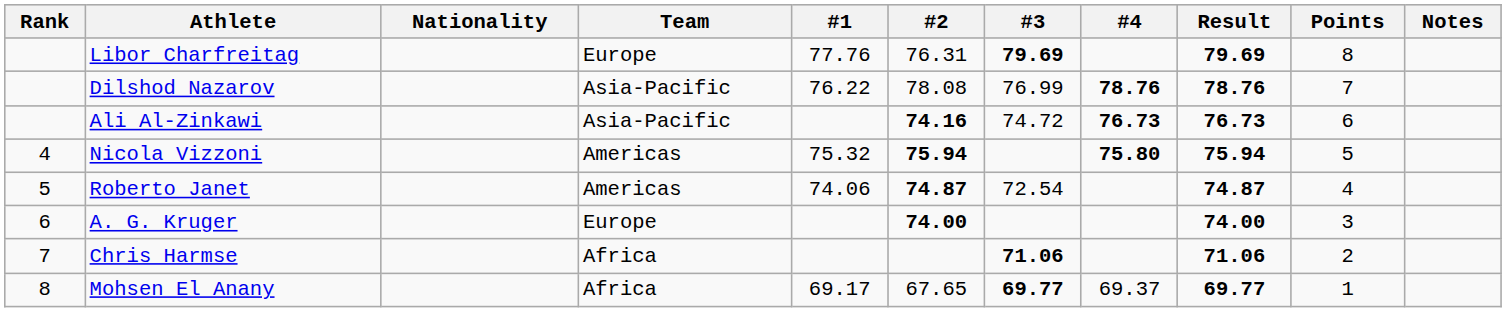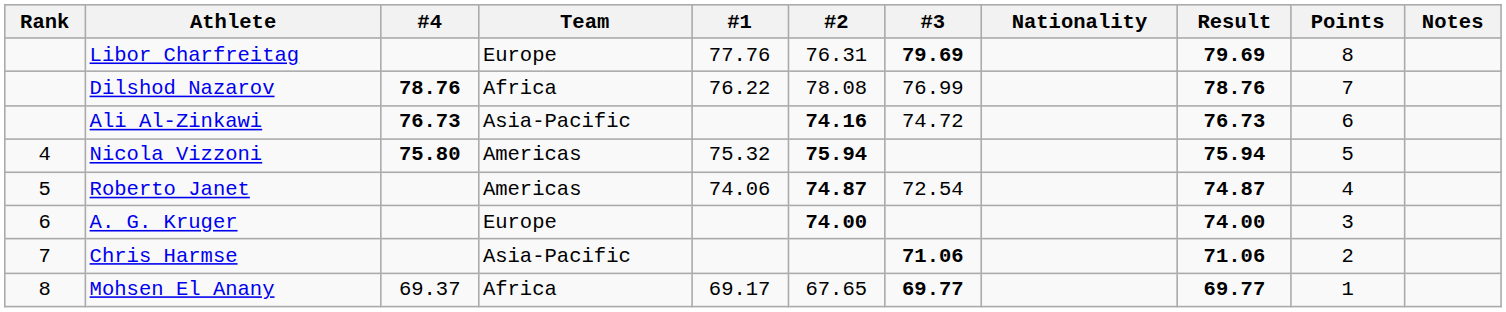columns swapped: (480, 22) <-> (1129, 22)
(657, 88) Asia-Pacific -> (520, 88) Africa
(620, 256) Africa -> (557, 256) Asia-Pacific
